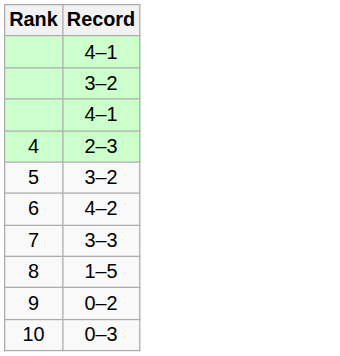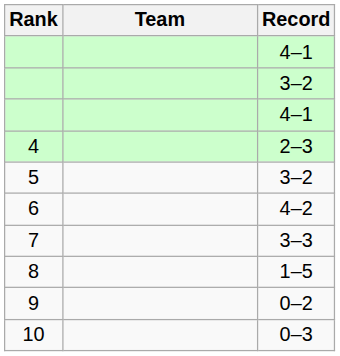+ column: (160, 20)
